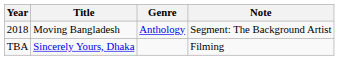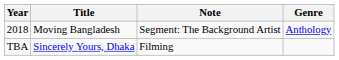columns swapped: (162, 13) <-> (261, 13)
